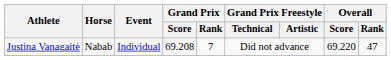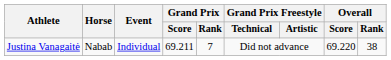(180, 47) 69.208 -> (180, 47) 69.211
(372, 47) 47 -> (372, 47) 38
